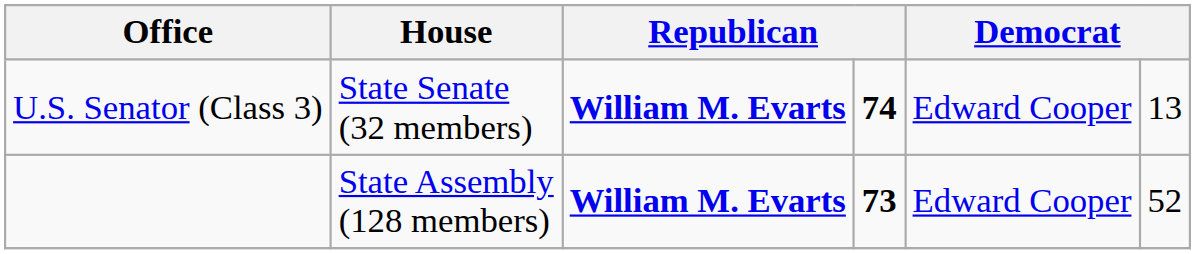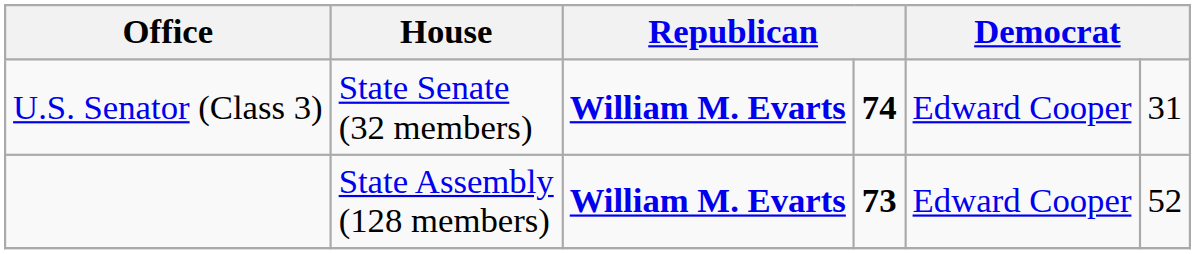(1165, 106) 13 -> (1165, 106) 31
